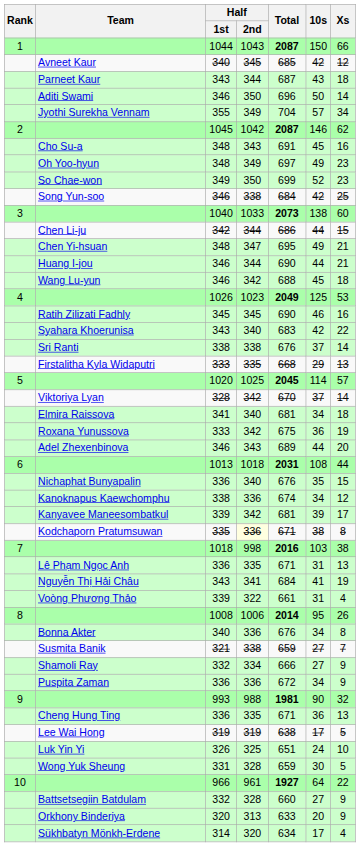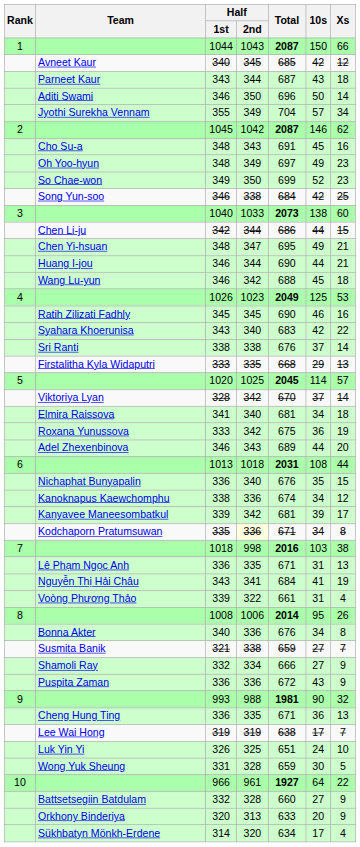(318, 532) 38 -> (318, 532) 34
(318, 682) 34 -> (318, 682) 43
(343, 733) 5 -> (343, 733) 7
